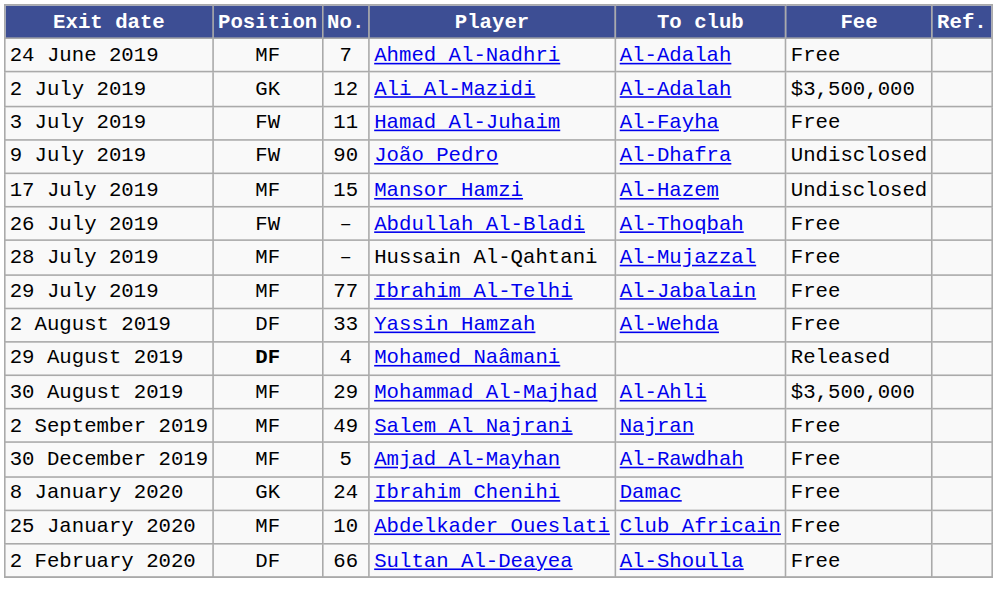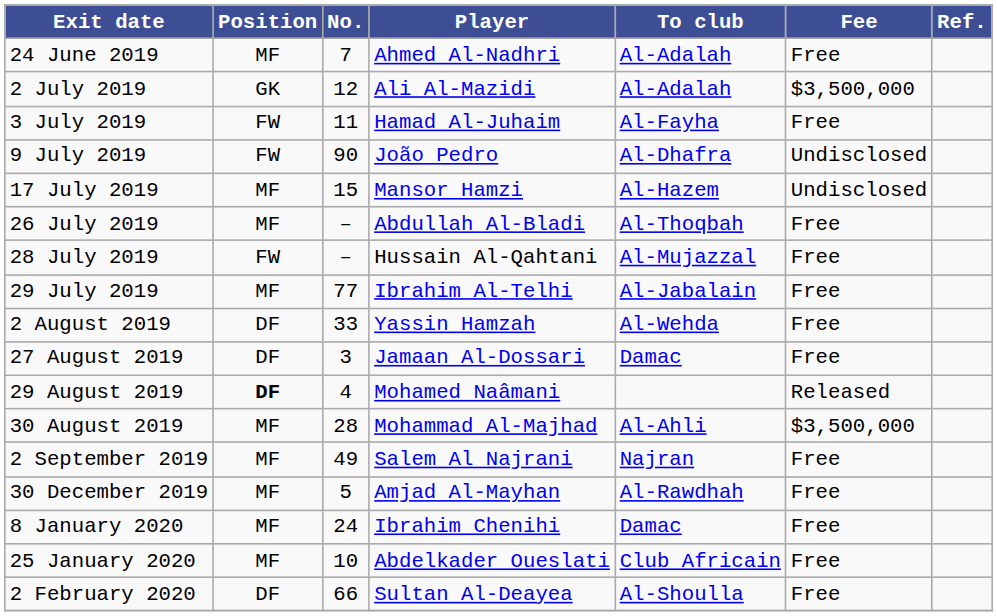(268, 224) FW -> (268, 224) MF
(268, 257) MF -> (268, 257) FW
+ row: (97, 359)
(346, 392) 29 -> (346, 426) 28
(268, 493) GK -> (268, 527) MF
